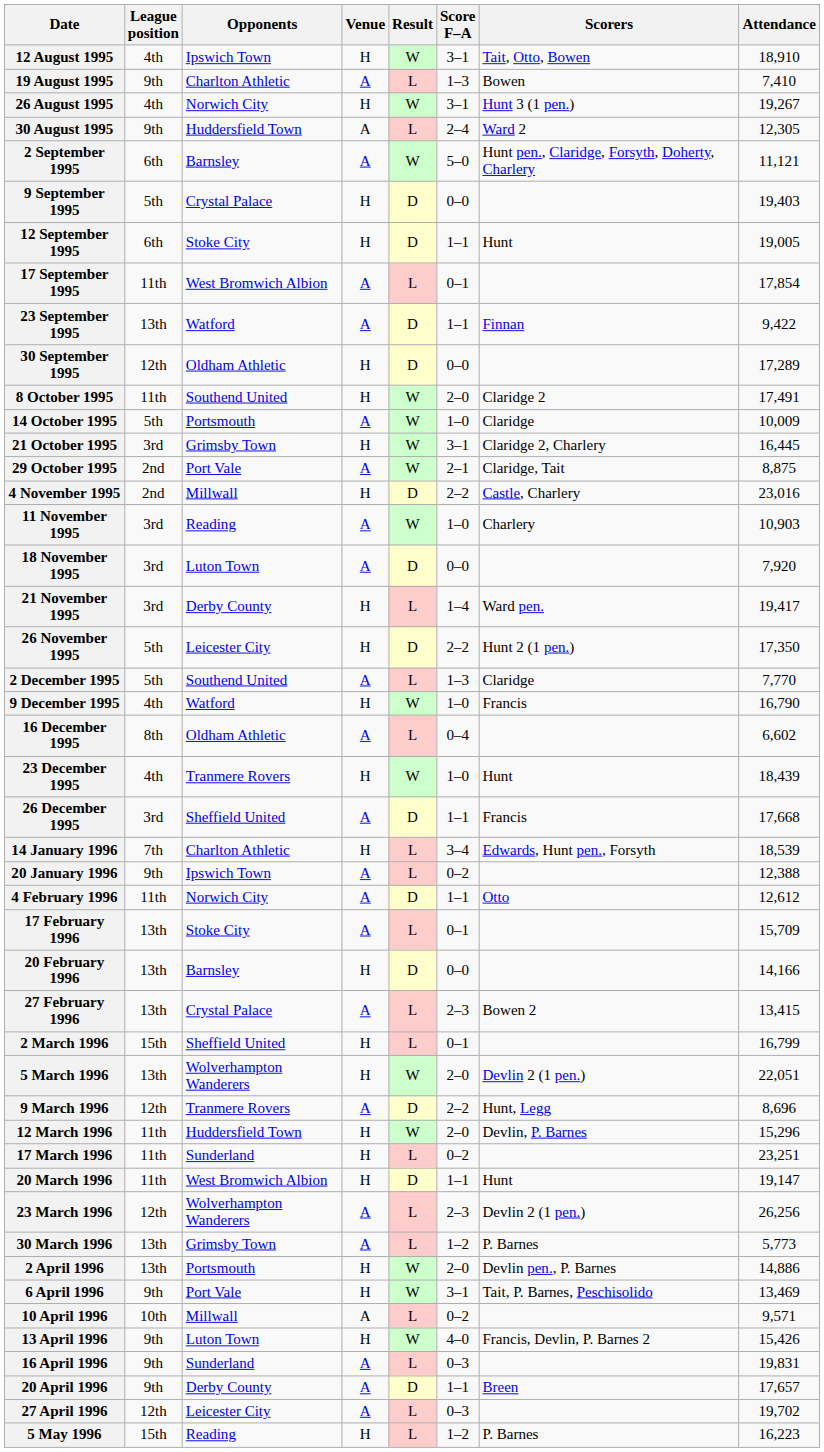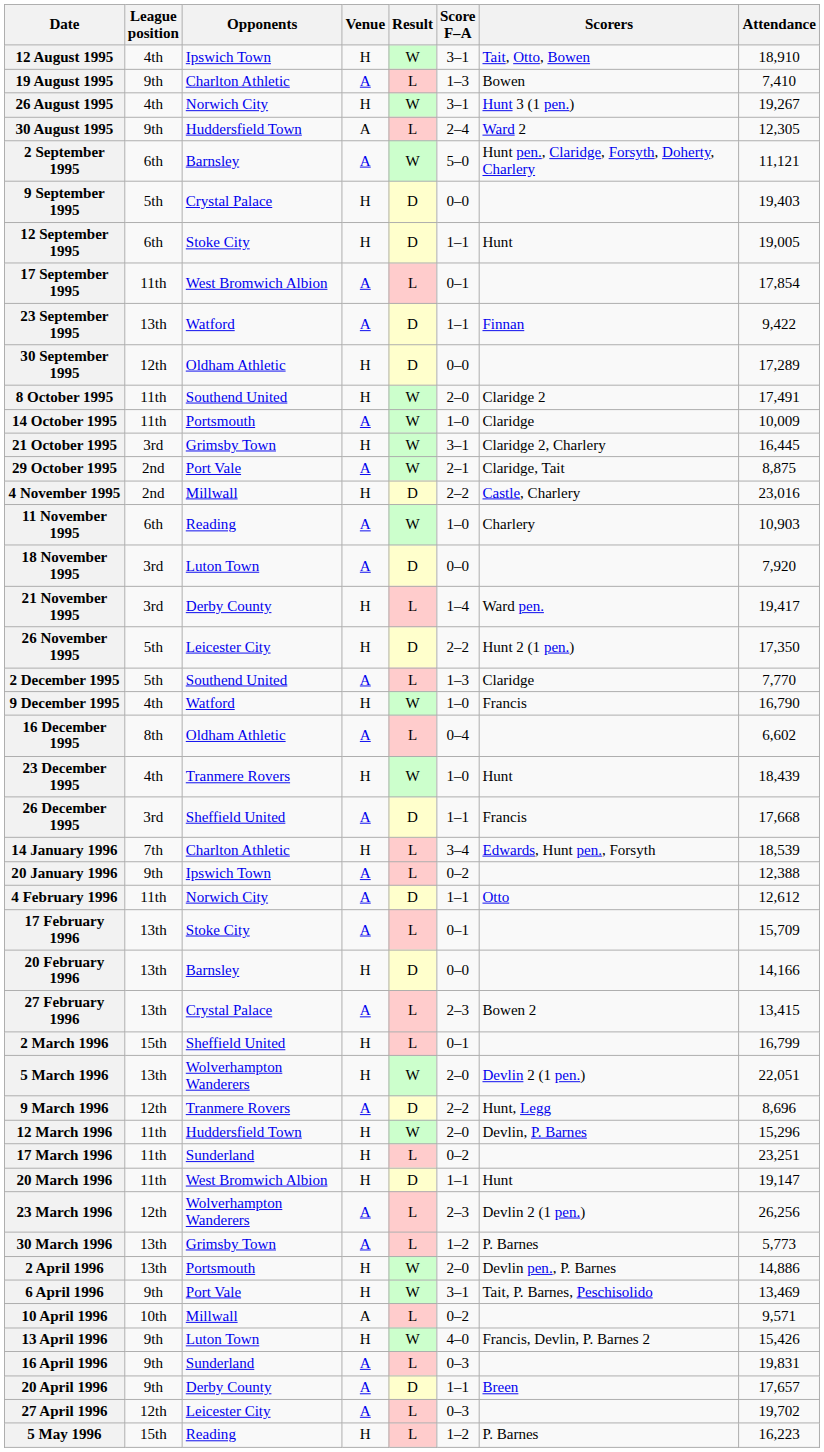(153, 421) 5th -> (153, 421) 11th
(153, 524) 3rd -> (153, 524) 6th
